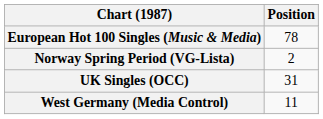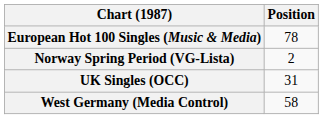(291, 102) 11 -> (291, 102) 58
